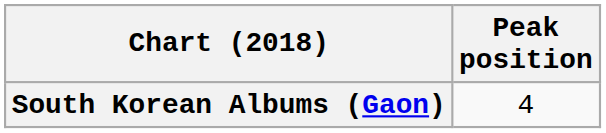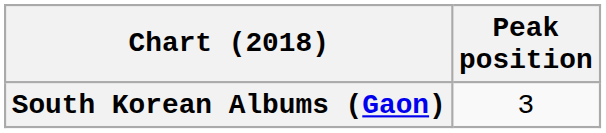(526, 105) 4 -> (526, 105) 3
